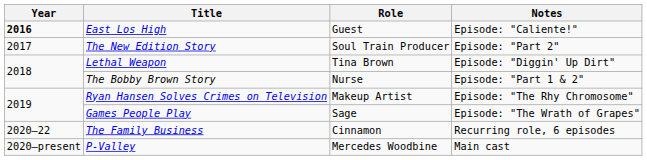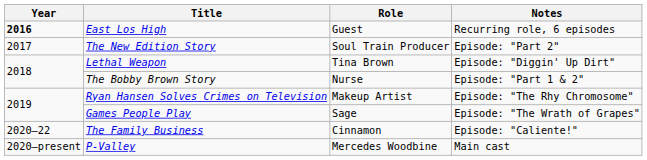(516, 30) Episode: "Caliente!" -> (535, 30) Recurring role, 6 episodes
(535, 130) Recurring role, 6 episodes -> (516, 130) Episode: "Caliente!"
